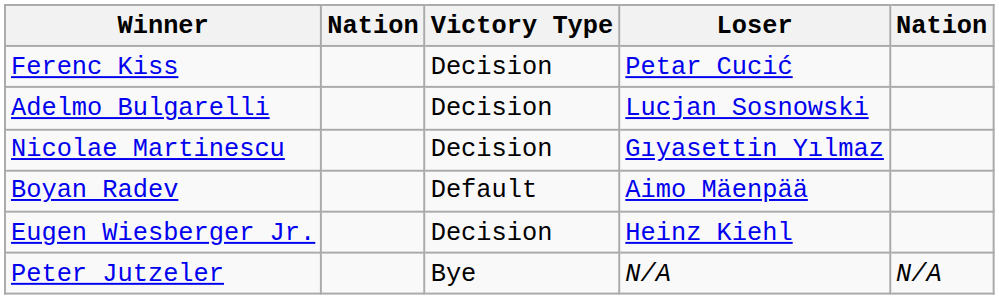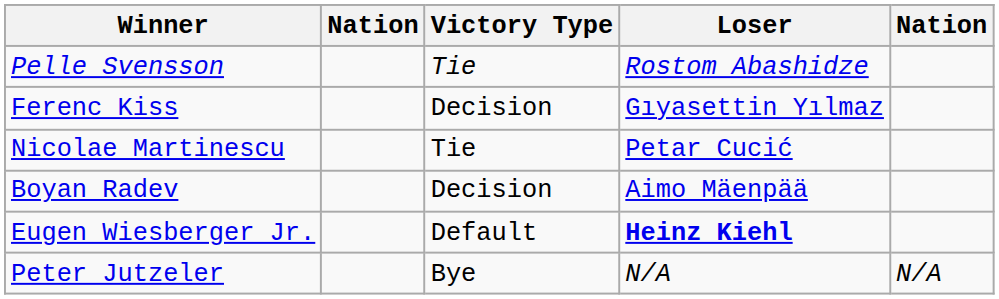+ row: (117, 67)
(709, 67) Petar Cucić -> (755, 108) Gıyasettin Yılmaz
- row: (140, 108)
(492, 150) Decision -> (454, 150) Tie
(755, 150) Gıyasettin Yılmaz -> (709, 150) Petar Cucić
(484, 191) Default -> (492, 191) Decision
(492, 232) Decision -> (484, 232) Default
(709, 232) normal -> (709, 232) bold
